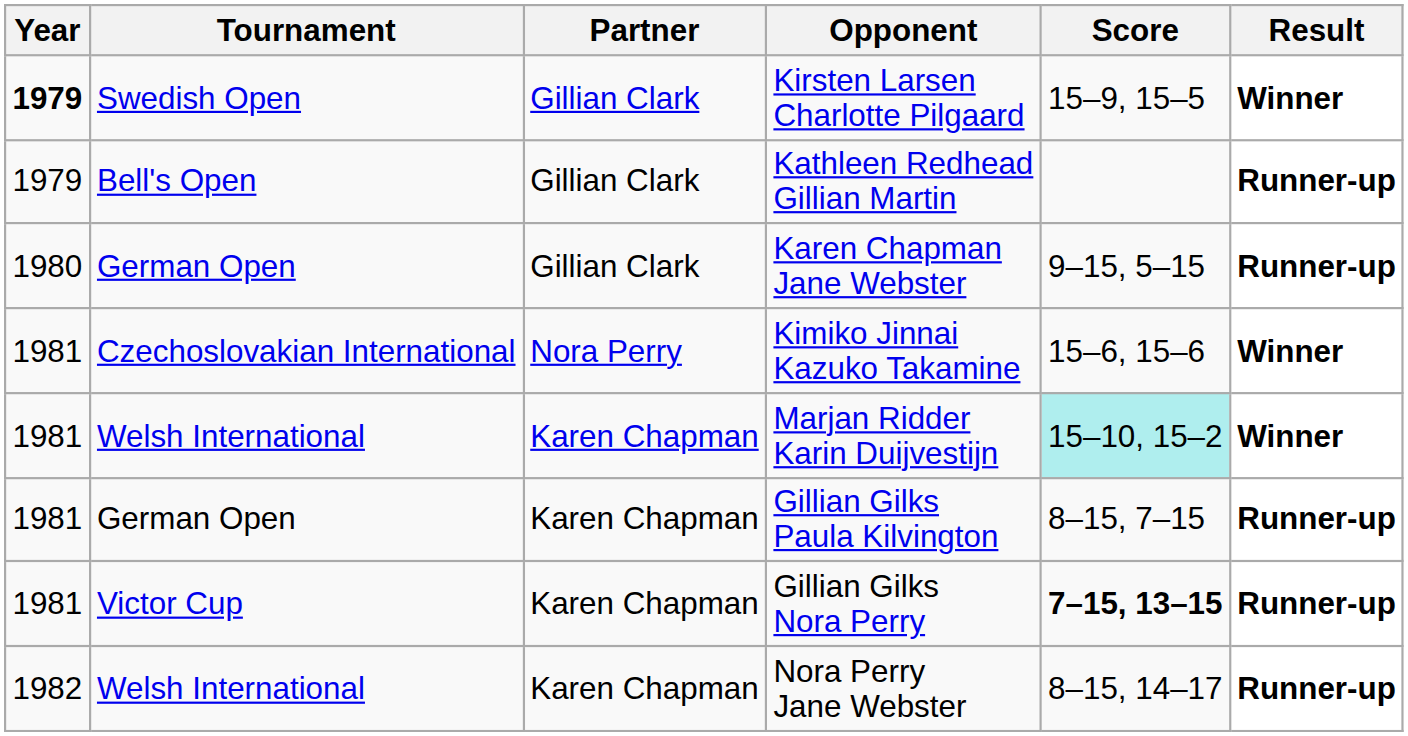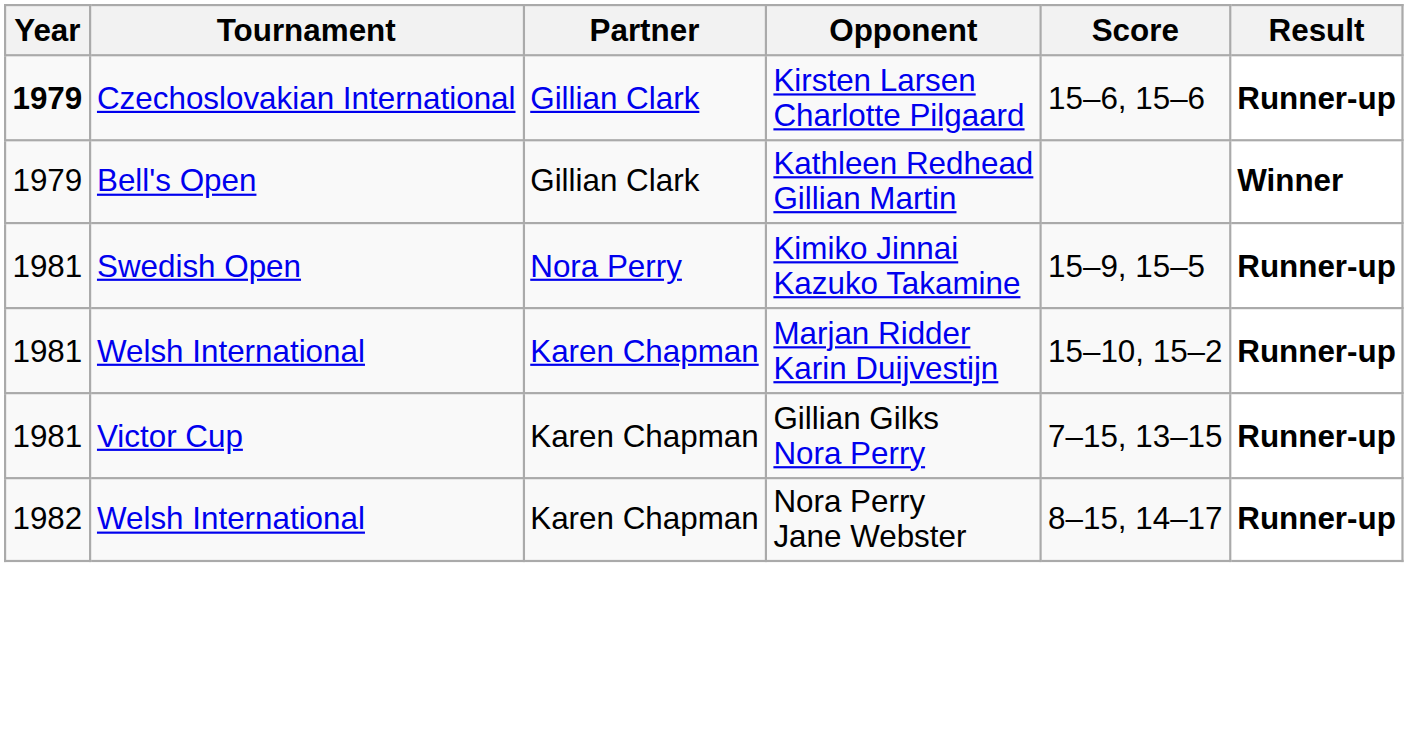(199, 97) Swedish Open -> (306, 97) Czechoslovakian International
(1127, 97) 15–9, 15–5 -> (1127, 97) 15–6, 15–6
(1290, 97) Winner -> (1317, 97) Runner-up
(1317, 182) Runner-up -> (1290, 182) Winner
- row: (888, 266)
(306, 351) Czechoslovakian International -> (199, 266) Swedish Open
(1127, 351) 15–6, 15–6 -> (1127, 266) 15–9, 15–5
(1290, 351) Winner -> (1317, 266) Runner-up
(1135, 435) paleturquoise background -> (1135, 351) no background
(1290, 435) Winner -> (1317, 351) Runner-up
- row: (886, 520)
(1135, 604) bold -> (1135, 435) normal
